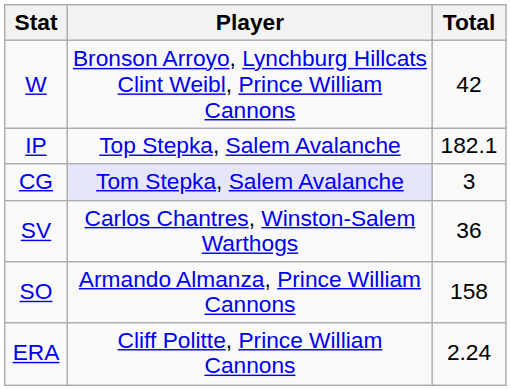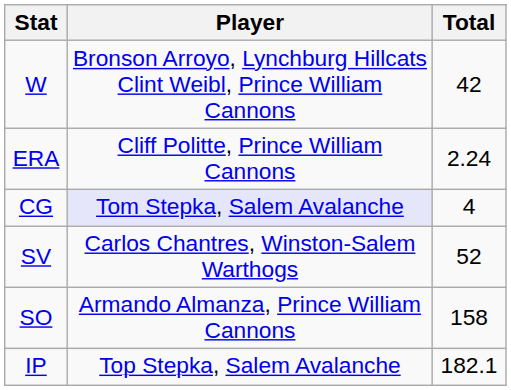rows swapped: (36, 353) <-> (36, 145)
(469, 181) 3 -> (469, 207) 4
(469, 230) 36 -> (469, 256) 52
